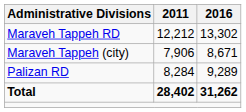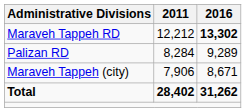(219, 33) normal -> (219, 33) bold
rows swapped: (38, 72) <-> (68, 53)
